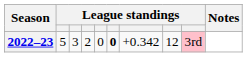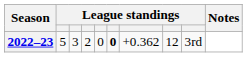(141, 41) +0.342 -> (141, 41) +0.362
(193, 41) pink background -> (193, 41) no background
